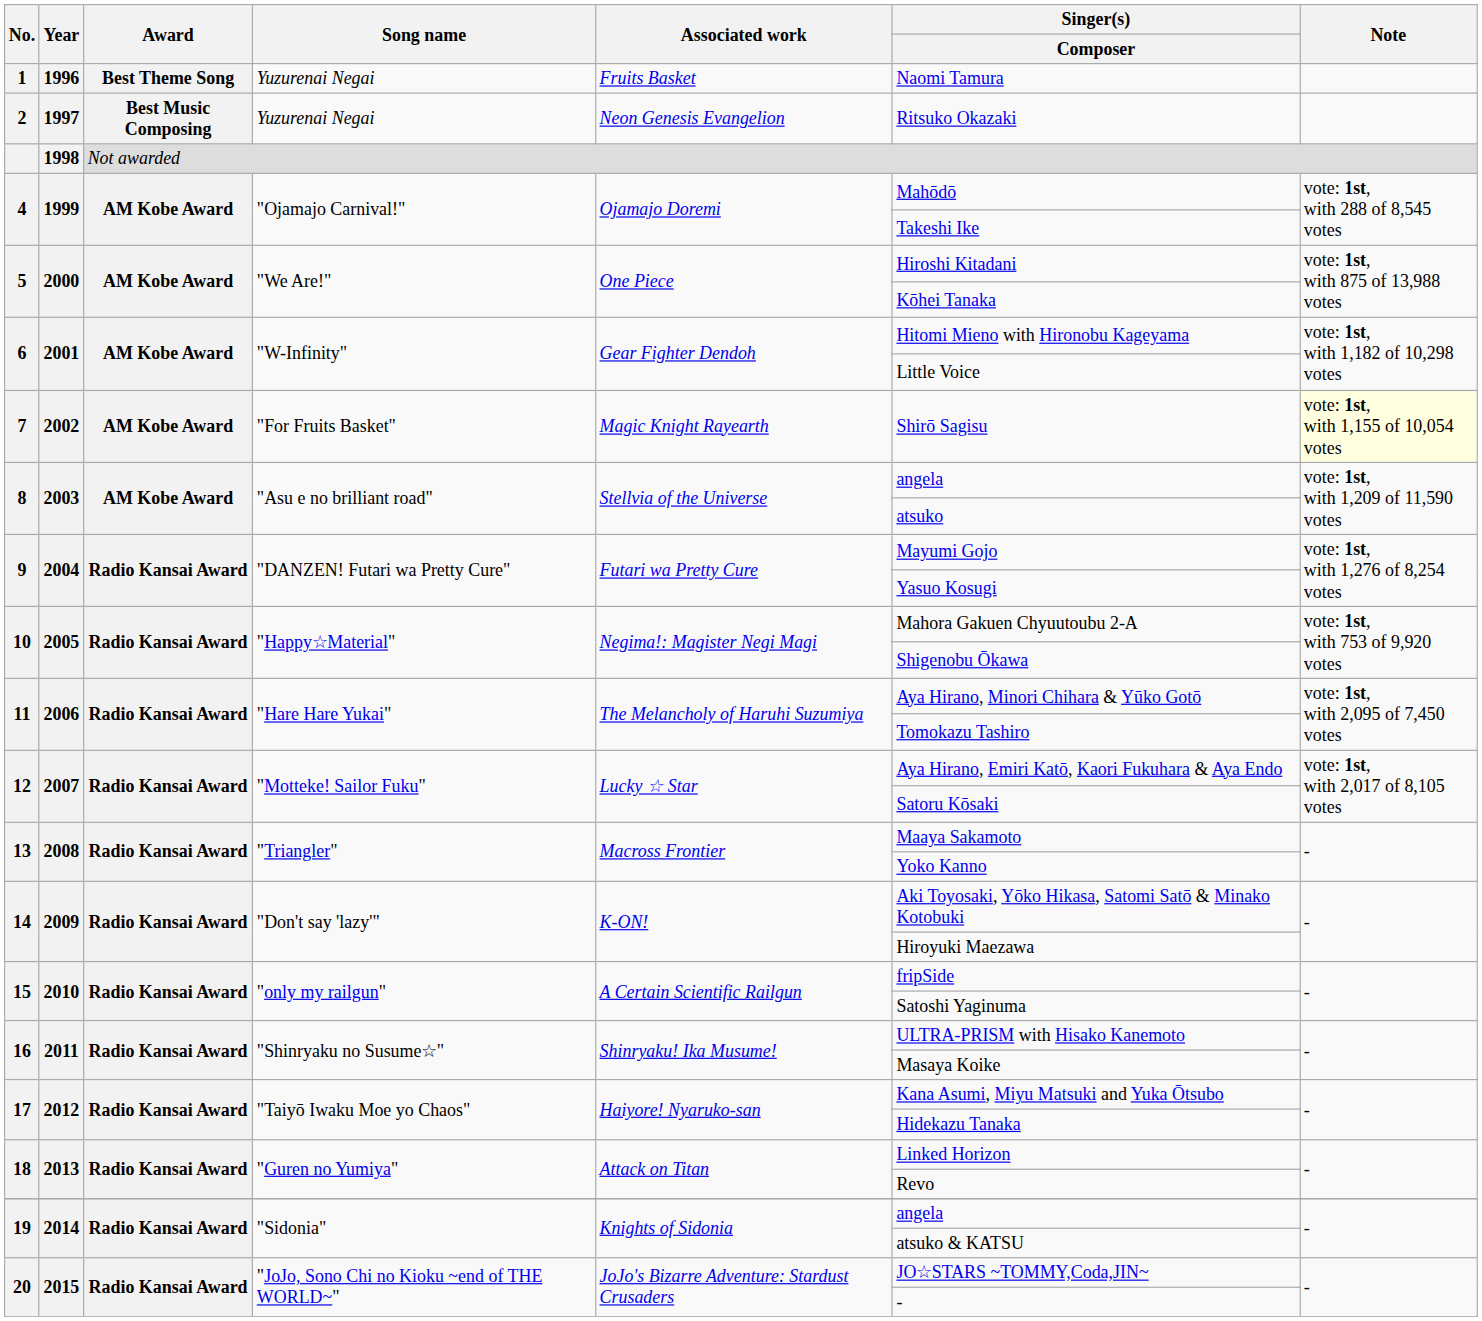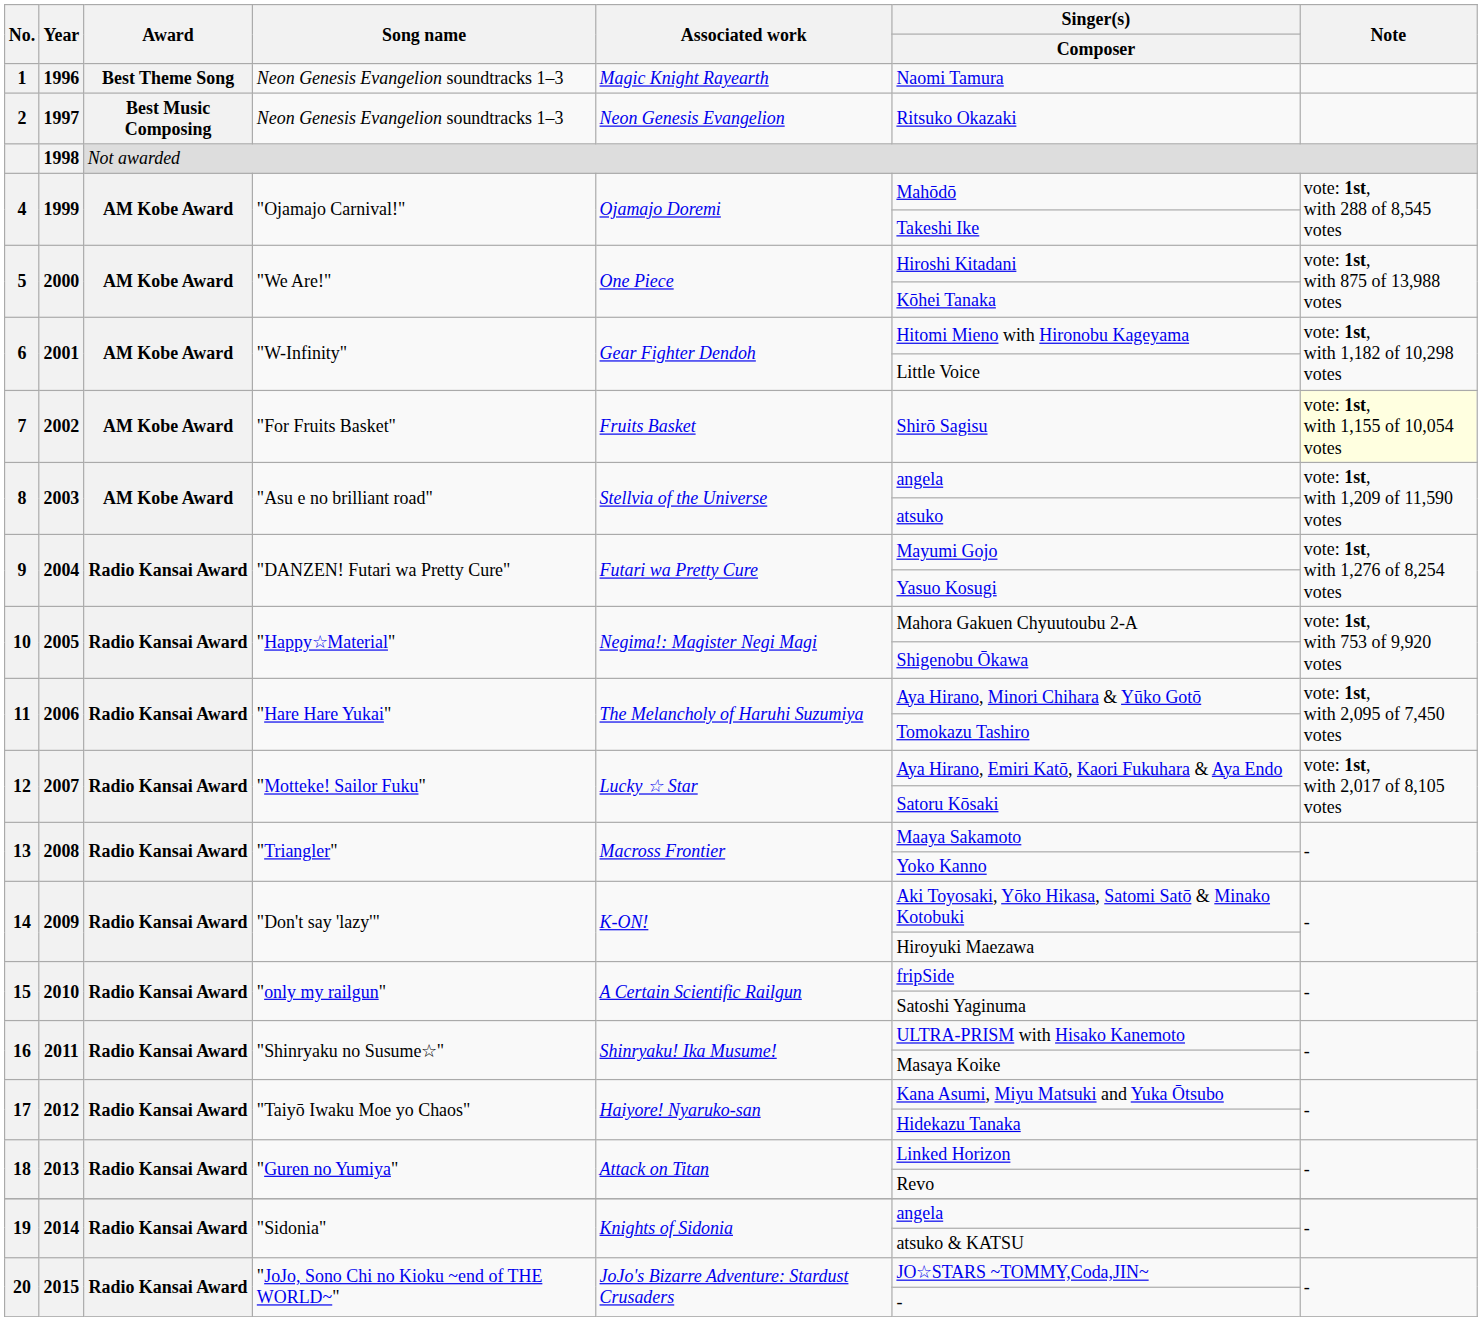(316, 78) Yuzurenai Negai -> (410, 78) Neon Genesis Evangelion soundtracks 1–3
(648, 78) Fruits Basket -> (684, 78) Magic Knight Rayearth
(316, 118) Yuzurenai Negai -> (410, 118) Neon Genesis Evangelion soundtracks 1–3
(684, 425) Magic Knight Rayearth -> (648, 425) Fruits Basket
